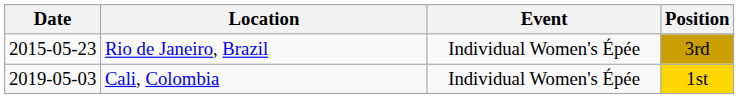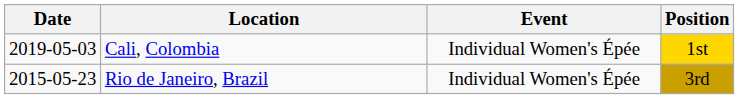rows swapped: (186, 49) <-> (162, 78)
